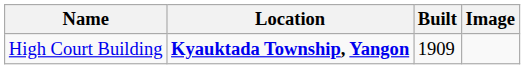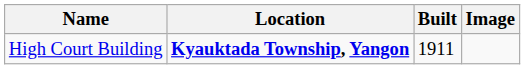(436, 48) 1909 -> (436, 48) 1911
